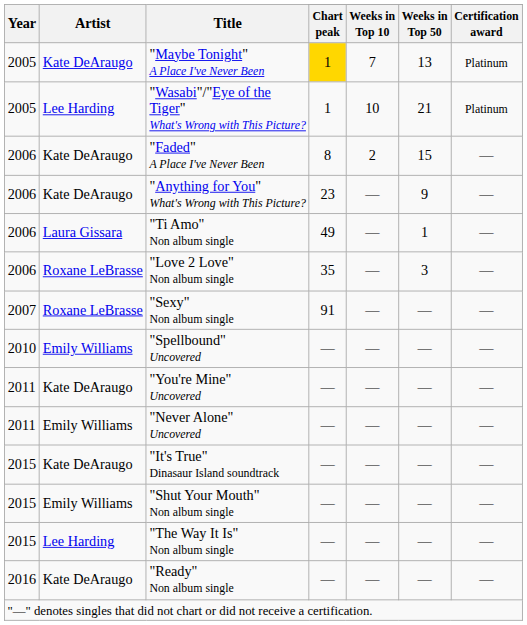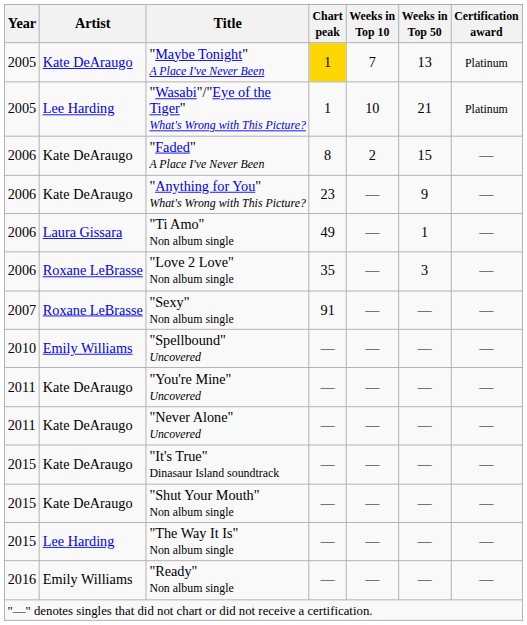(88, 425) Emily Williams -> (88, 425) Kate DeAraugo
(88, 503) Emily Williams -> (88, 503) Kate DeAraugo
(88, 580) Kate DeAraugo -> (88, 580) Emily Williams
